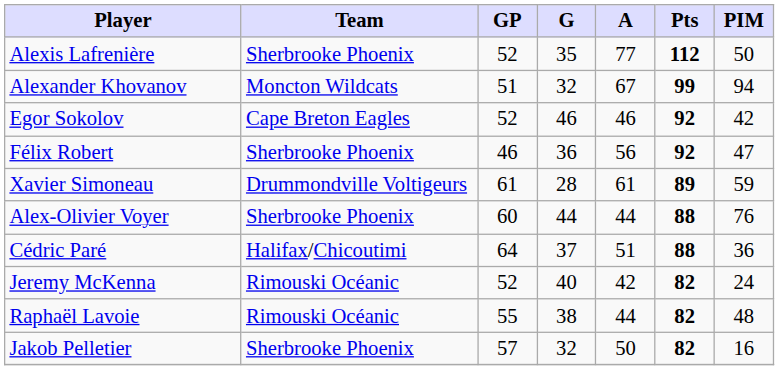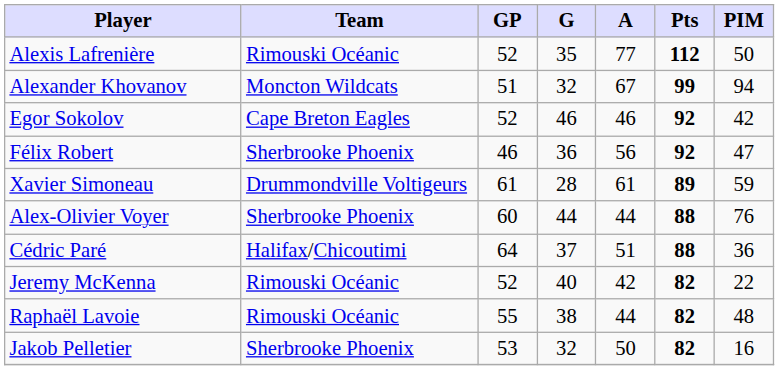(330, 53) Sherbrooke Phoenix -> (322, 53) Rimouski Océanic
(744, 282) 24 -> (744, 282) 22
(507, 348) 57 -> (507, 348) 53
